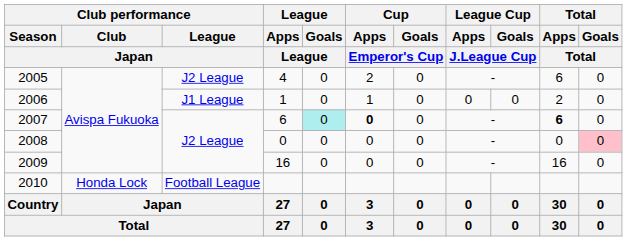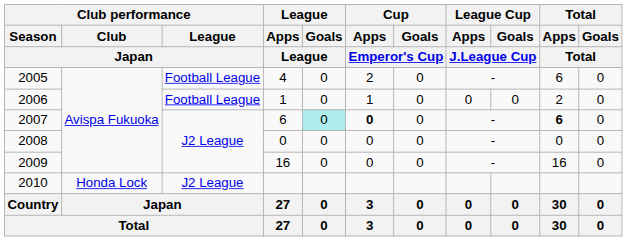(212, 78) J2 League -> (212, 78) Football League
(212, 99) J1 League -> (212, 99) Football League
(600, 141) pink background -> (600, 141) no background
(212, 183) Football League -> (212, 183) J2 League
